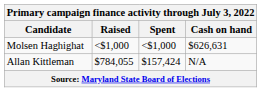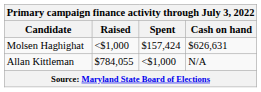(159, 45) <$1,000 -> (161, 45) $157,424
(161, 62) $157,424 -> (159, 62) <$1,000
